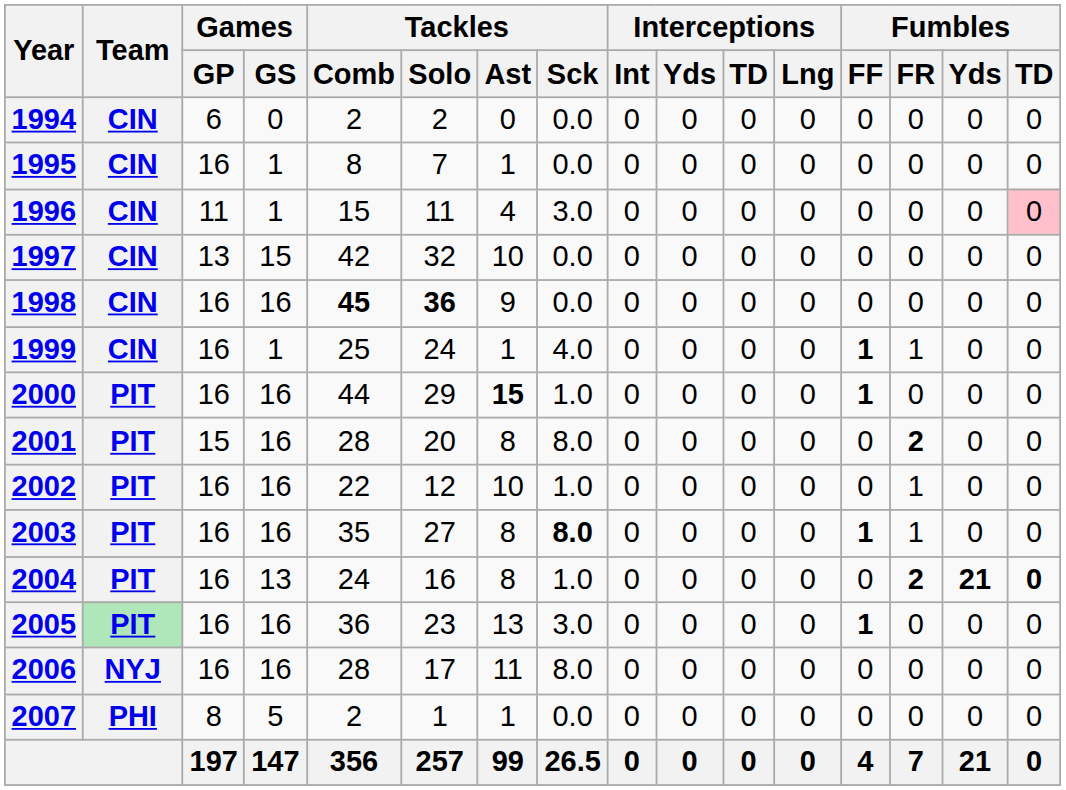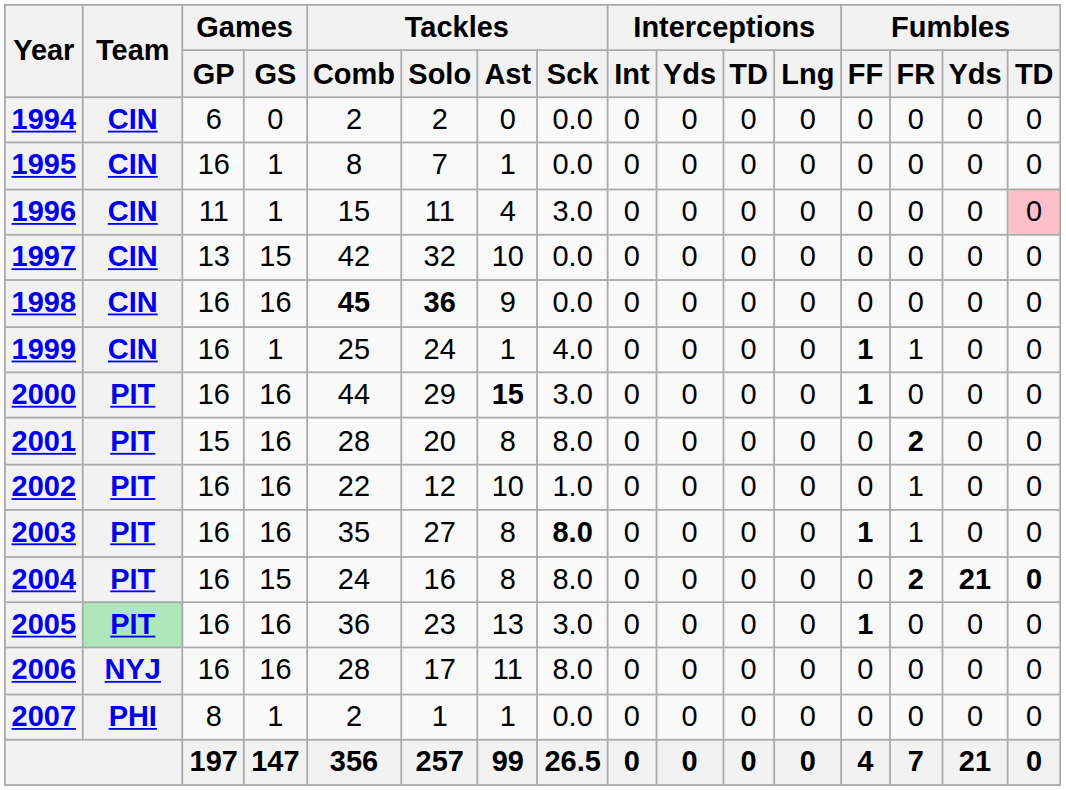(573, 394) 1.0 -> (573, 394) 3.0
(275, 578) 13 -> (275, 578) 15
(573, 578) 1.0 -> (573, 578) 8.0
(275, 716) 5 -> (275, 716) 1
